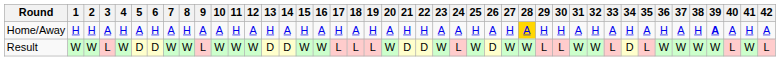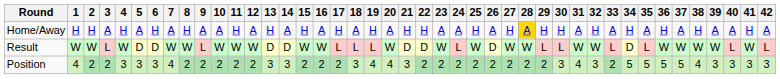(715, 30) bold -> (715, 30) normal
+ row: (26, 64)
